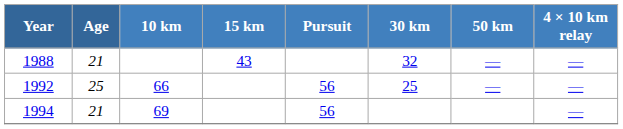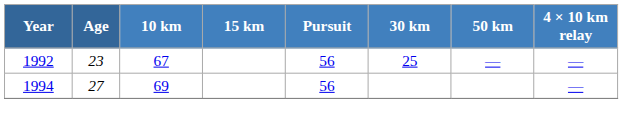- row: (38, 60)
(96, 86) 25 -> (96, 60) 23
(161, 86) 66 -> (161, 60) 67
(96, 111) 21 -> (96, 86) 27
